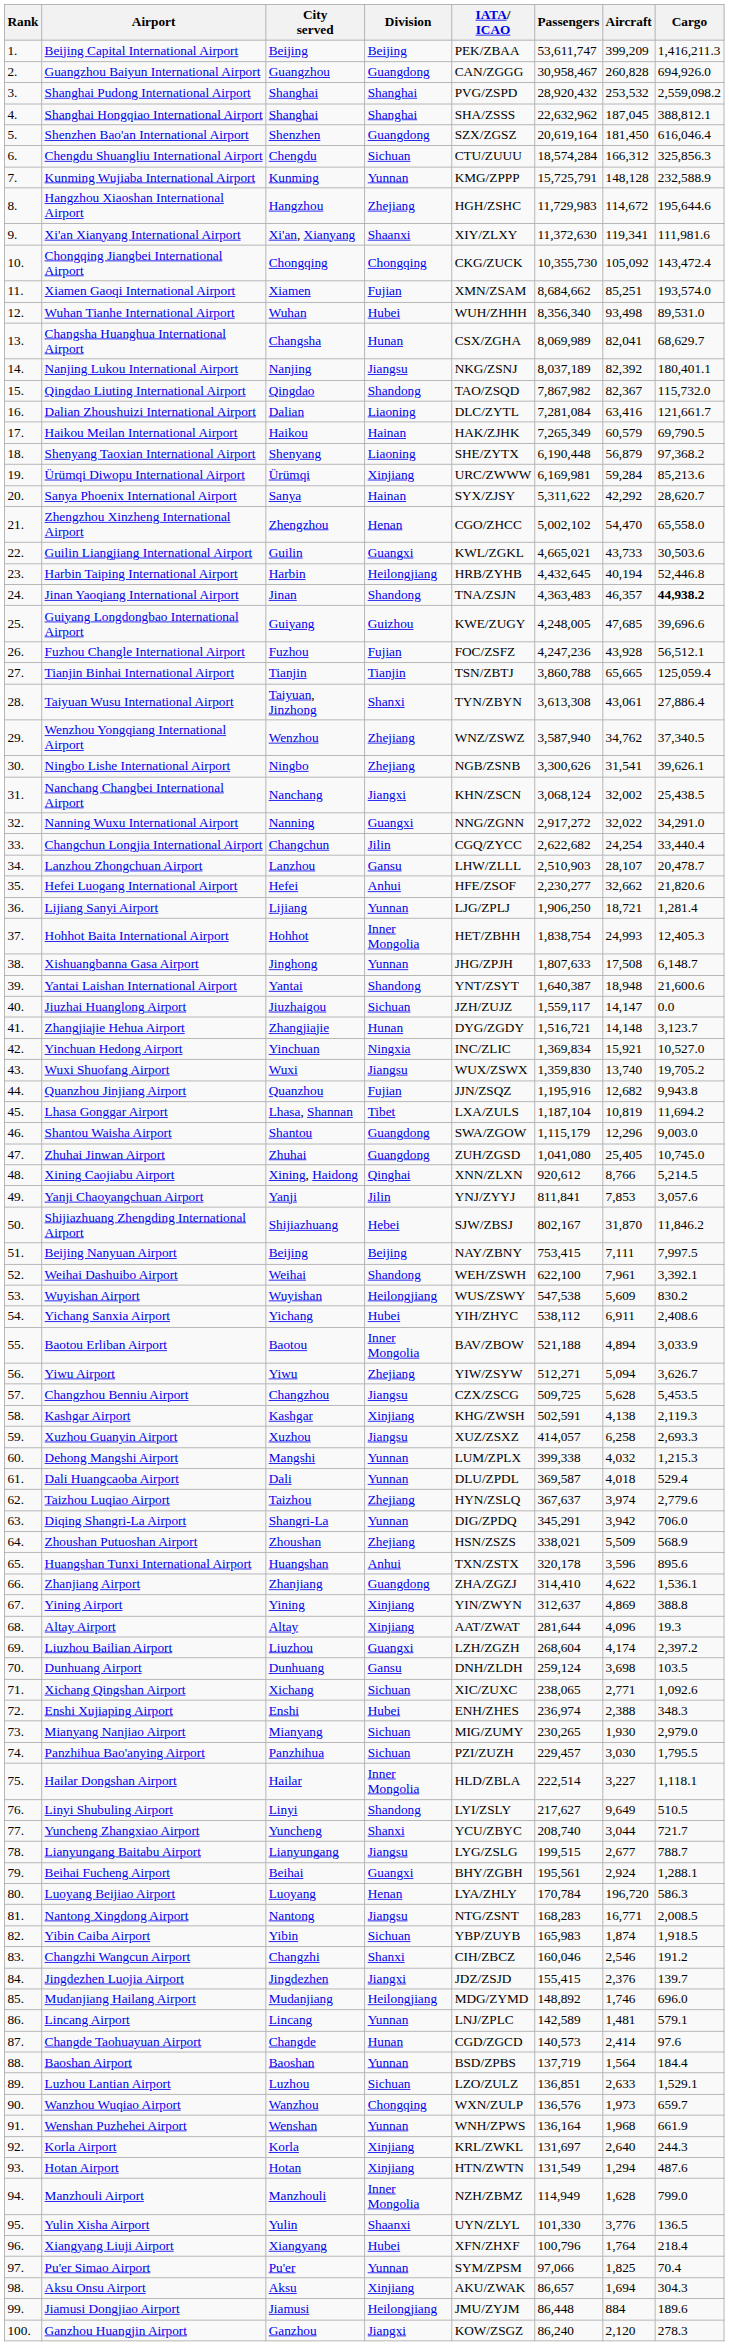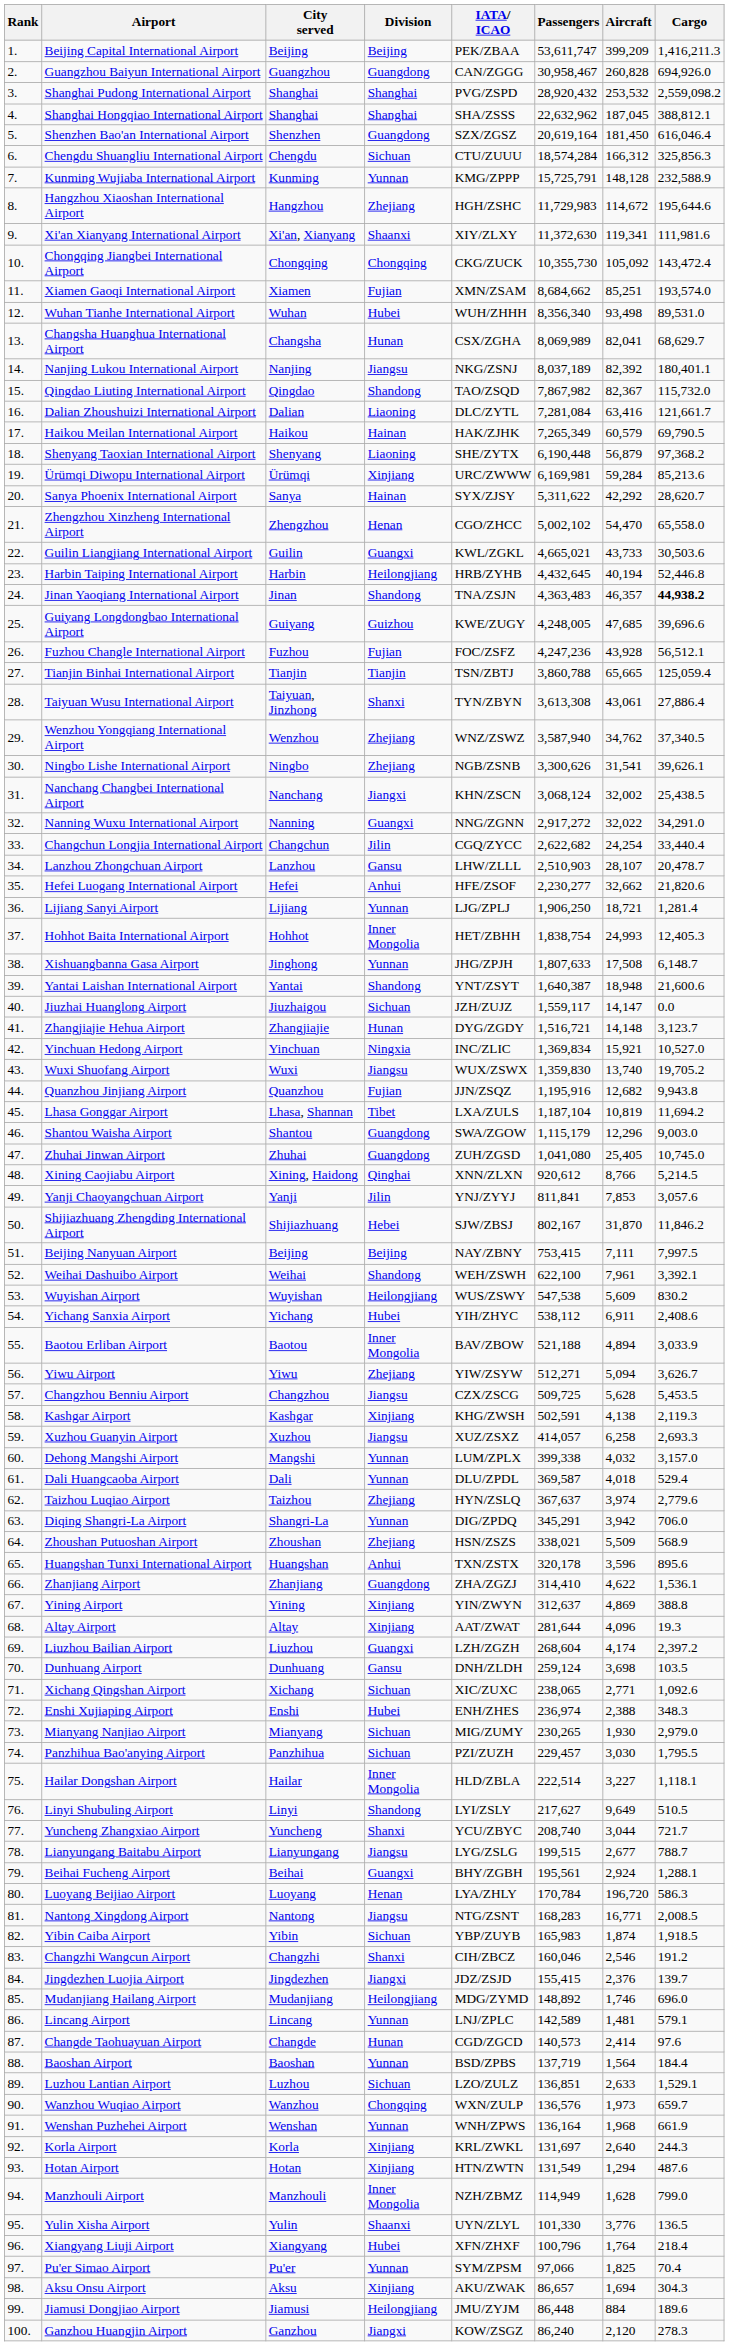(678, 1457) 1,215.3 -> (678, 1457) 3,157.0
